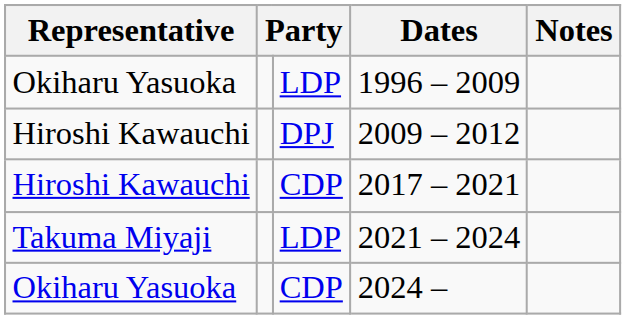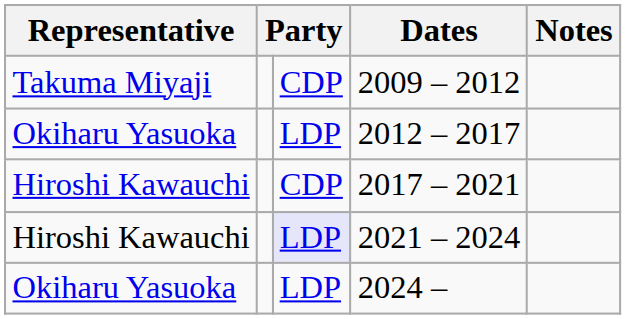- row: (439, 81)
(131, 133) Hiroshi Kawauchi -> (112, 81) Takuma Miyaji
(307, 133) DPJ -> (311, 81) CDP
+ row: (439, 133)
(112, 236) Takuma Miyaji -> (131, 236) Hiroshi Kawauchi
(310, 236) no background -> (310, 236) lavender background
(311, 287) CDP -> (310, 287) LDP
